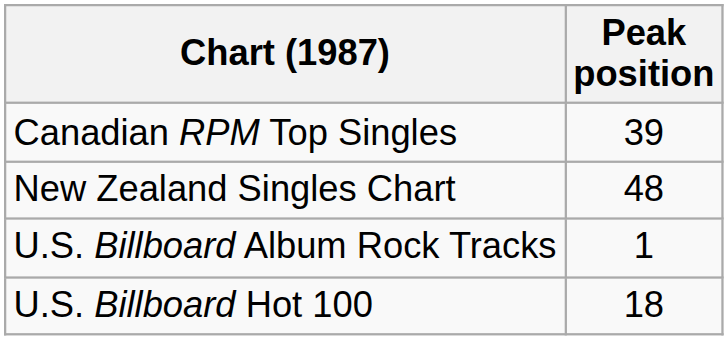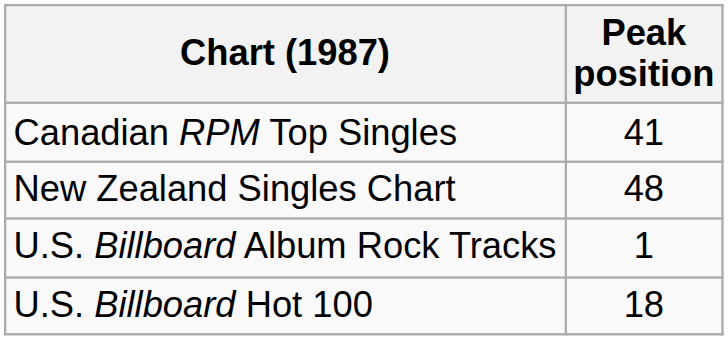(644, 131) 39 -> (644, 131) 41
